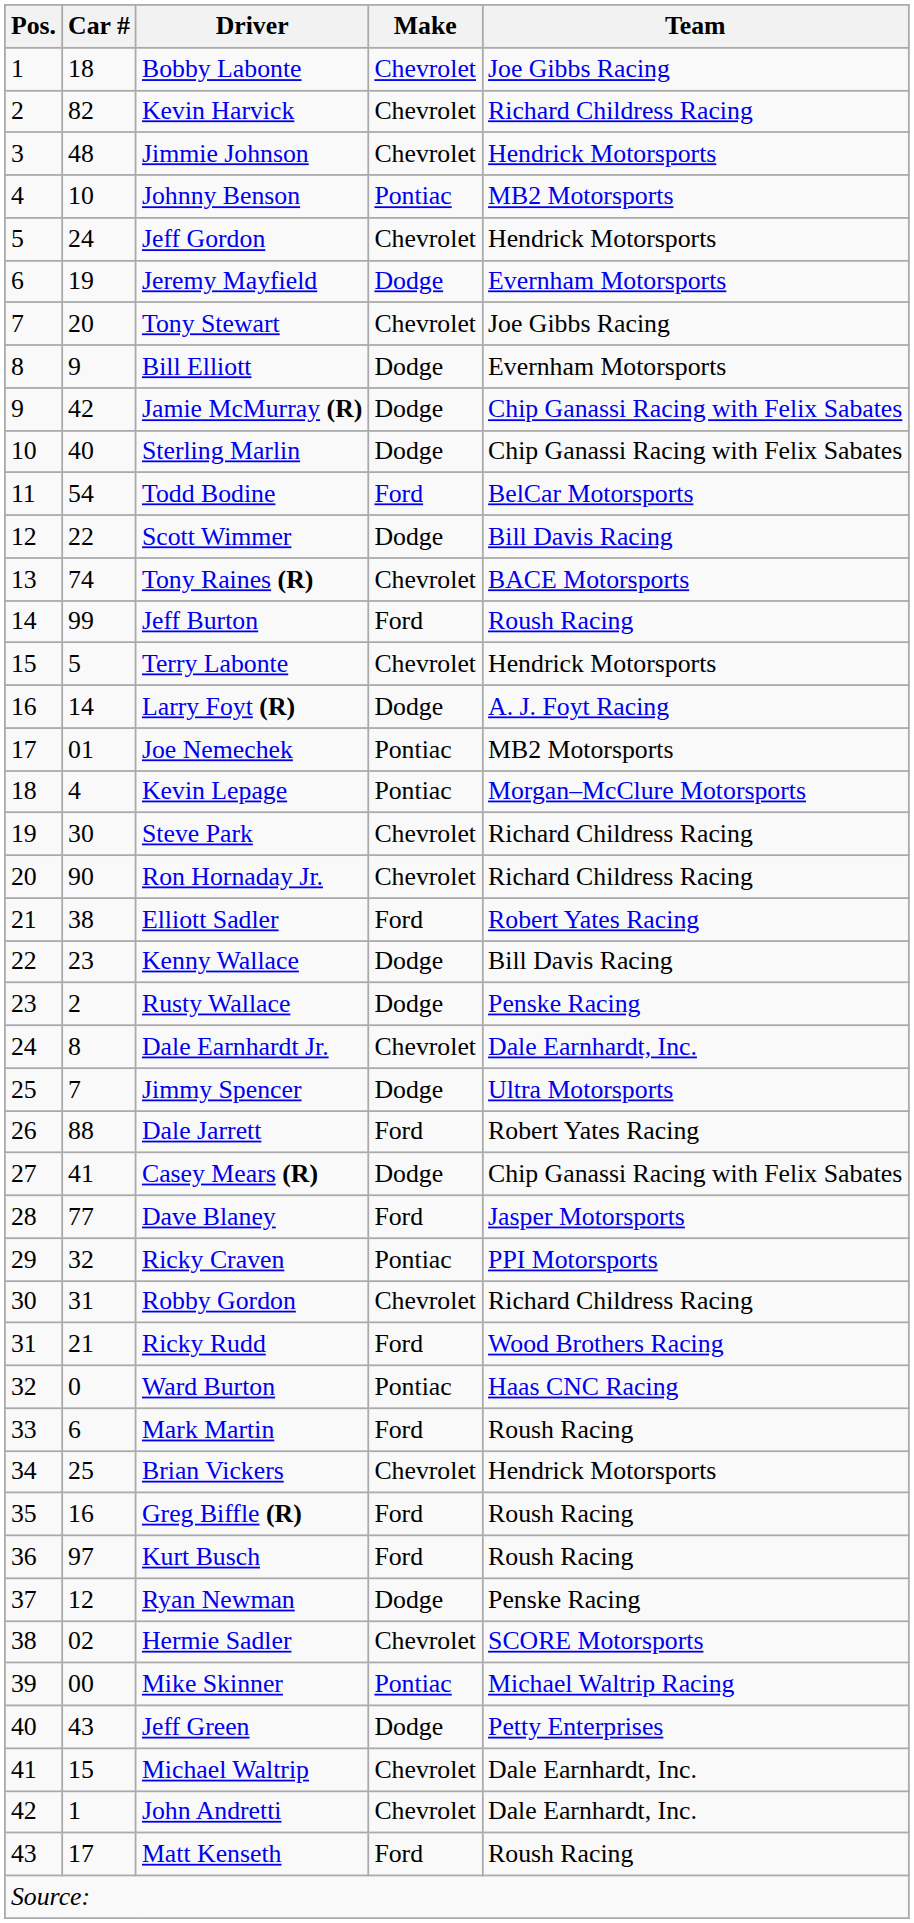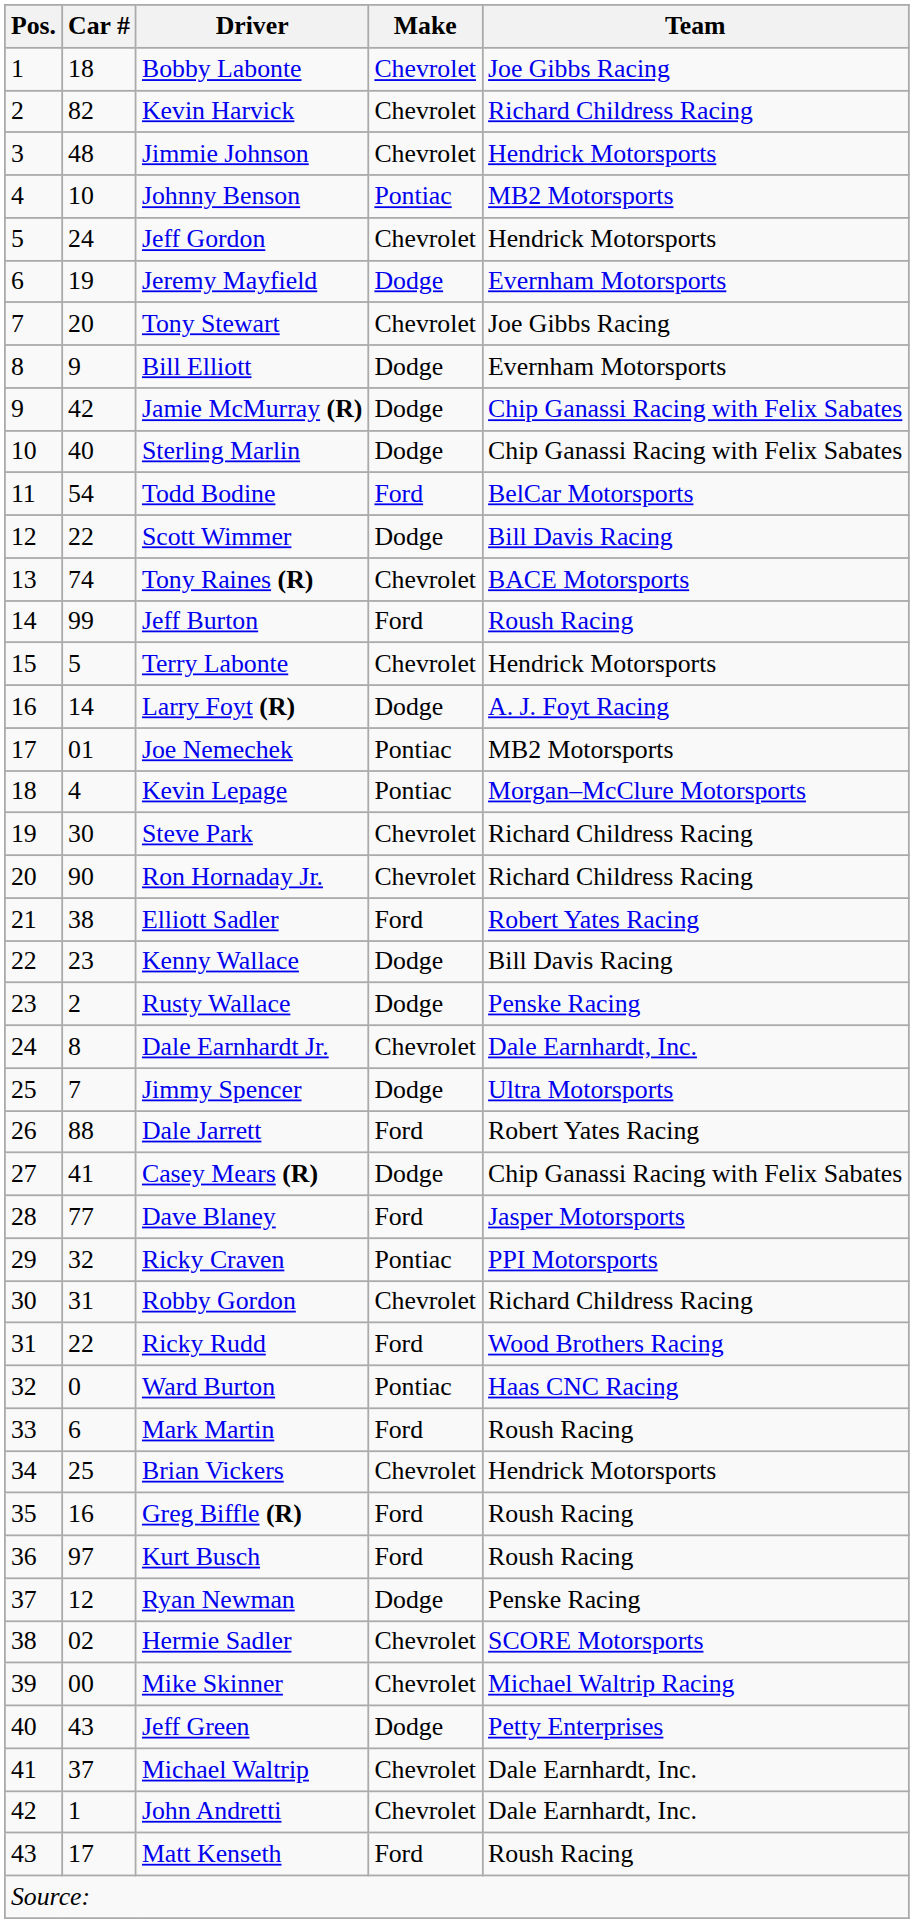(81, 1344) 21 -> (81, 1344) 22
(413, 1684) Pontiac -> (425, 1684) Chevrolet
(81, 1769) 15 -> (81, 1769) 37
